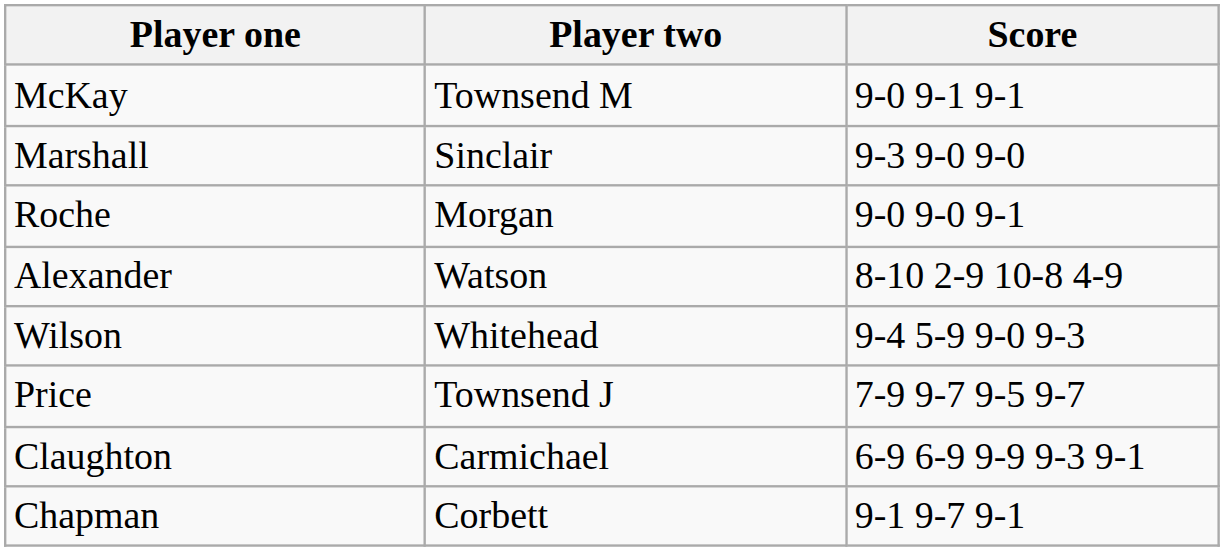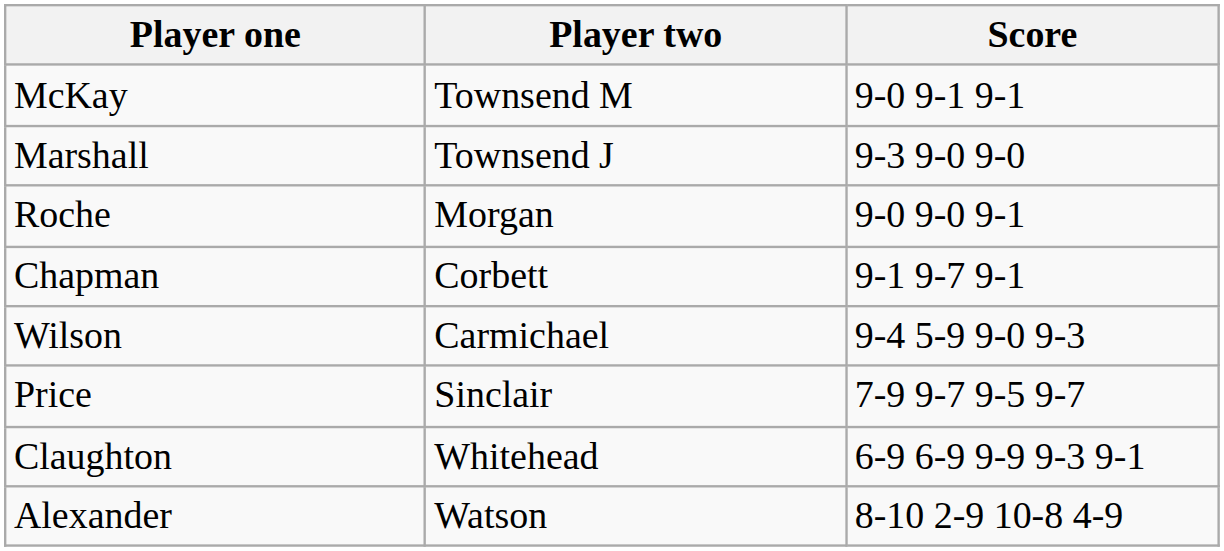(493, 154) Sinclair -> (524, 154) Townsend J
rows swapped: (87, 515) <-> (93, 275)
(516, 335) Whitehead -> (522, 335) Carmichael
(524, 395) Townsend J -> (493, 395) Sinclair
(522, 455) Carmichael -> (516, 455) Whitehead
